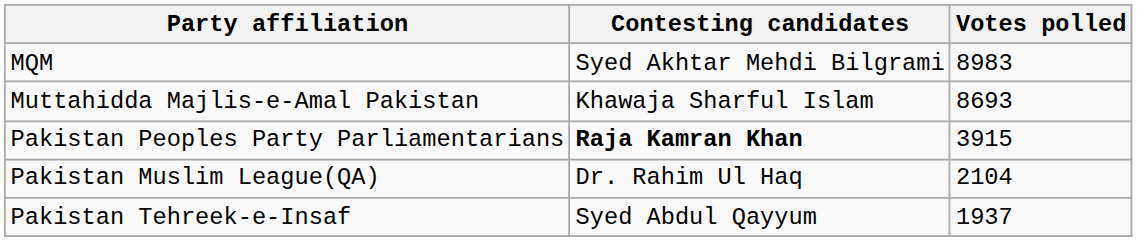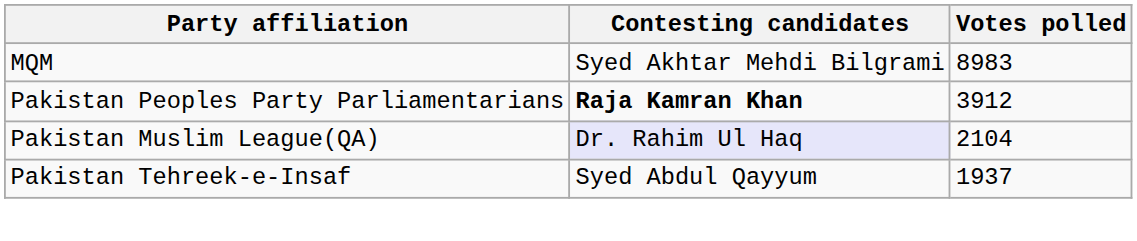- row: (245, 101)
(984, 140) 3915 -> (984, 101) 3912
(689, 178) no background -> (689, 140) lavender background
